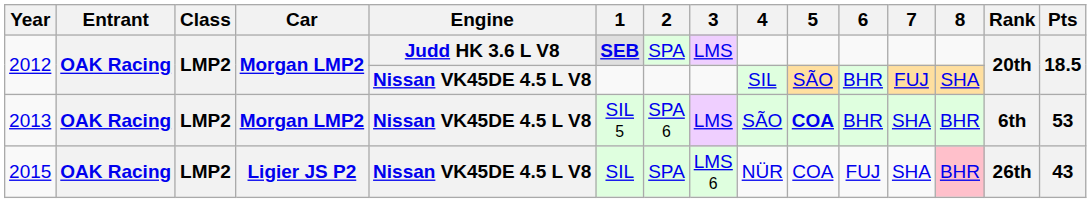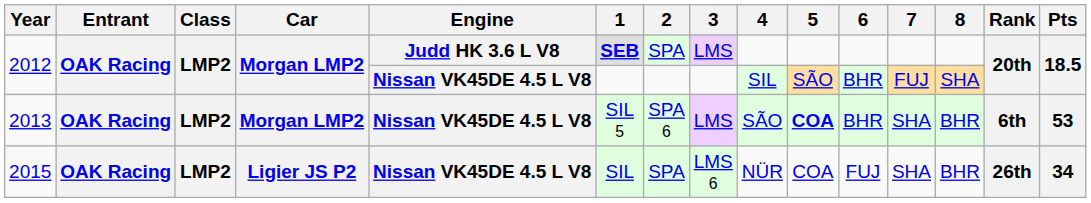(960, 172) pink background -> (960, 172) no background
(1063, 172) 43 -> (1063, 172) 34
